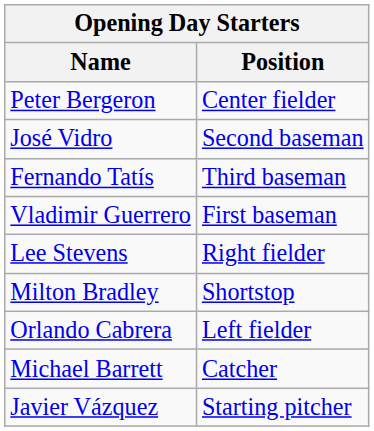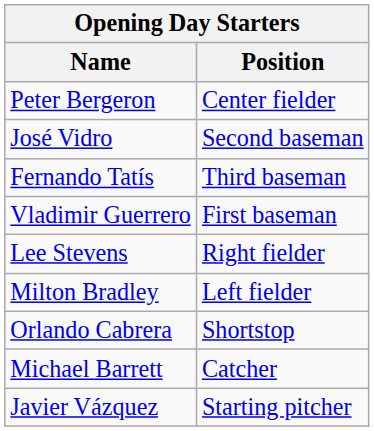(248, 291) Shortstop -> (257, 291) Left fielder
(257, 330) Left fielder -> (248, 330) Shortstop
